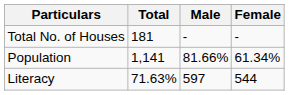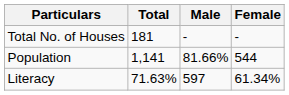(257, 57) 61.34% -> (246, 57) 544
(246, 79) 544 -> (257, 79) 61.34%
